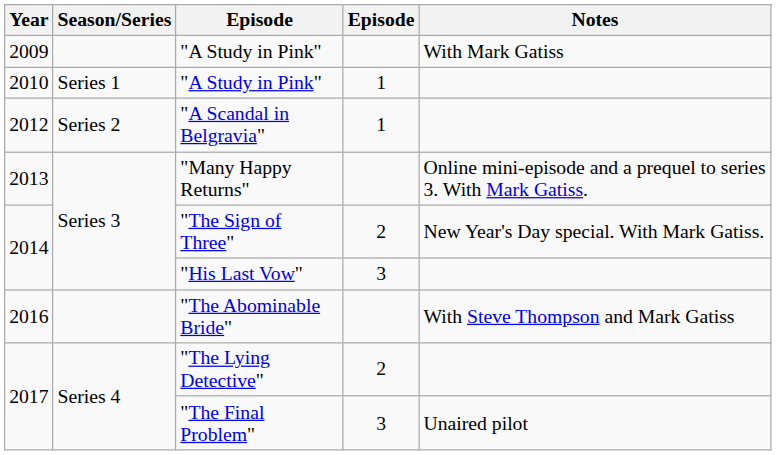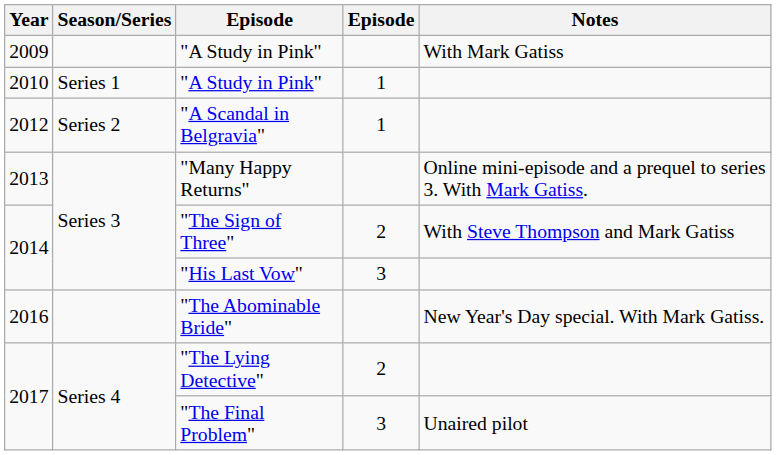(594, 231) New Year's Day special. With Mark Gatiss. -> (579, 231) With Steve Thompson and Mark Gatiss
(579, 316) With Steve Thompson and Mark Gatiss -> (594, 316) New Year's Day special. With Mark Gatiss.
